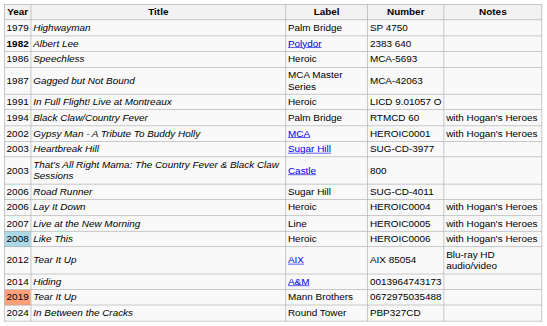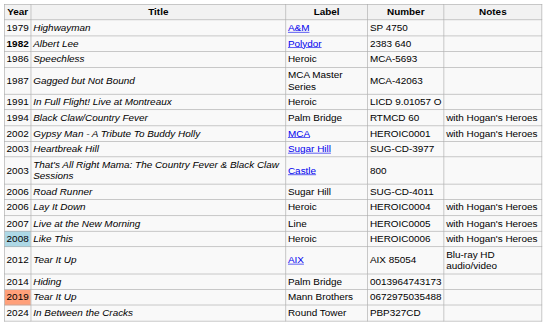(315, 28) Palm Bridge -> (299, 28) A&M
(299, 281) A&M -> (315, 281) Palm Bridge
